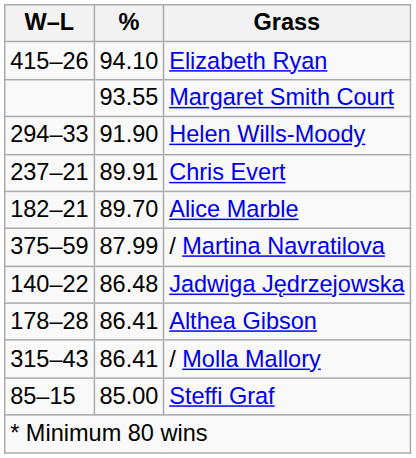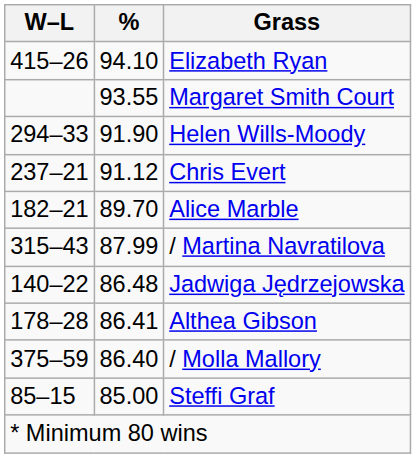(129, 172) 89.91 -> (129, 172) 91.12
(49, 246) 375–59 -> (49, 246) 315–43
(49, 358) 315–43 -> (49, 358) 375–59
(129, 358) 86.41 -> (129, 358) 86.40
